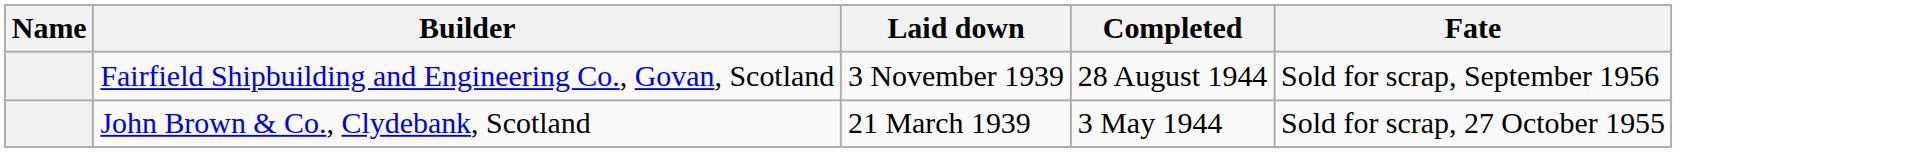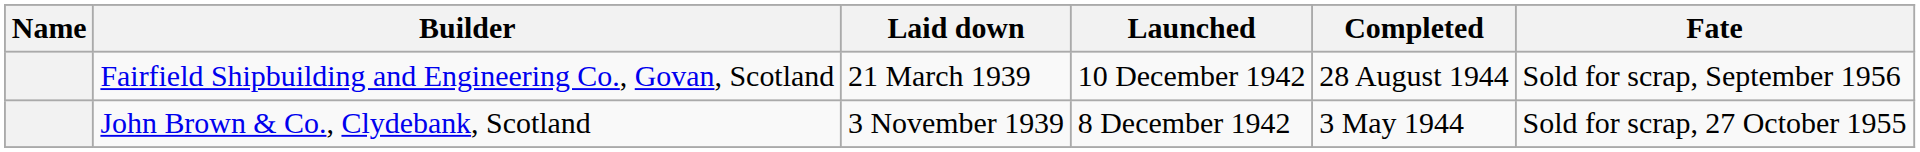+ column: (1192, 28)
(956, 75) 3 November 1939 -> (939, 75) 21 March 1939
(939, 123) 21 March 1939 -> (956, 123) 3 November 1939
